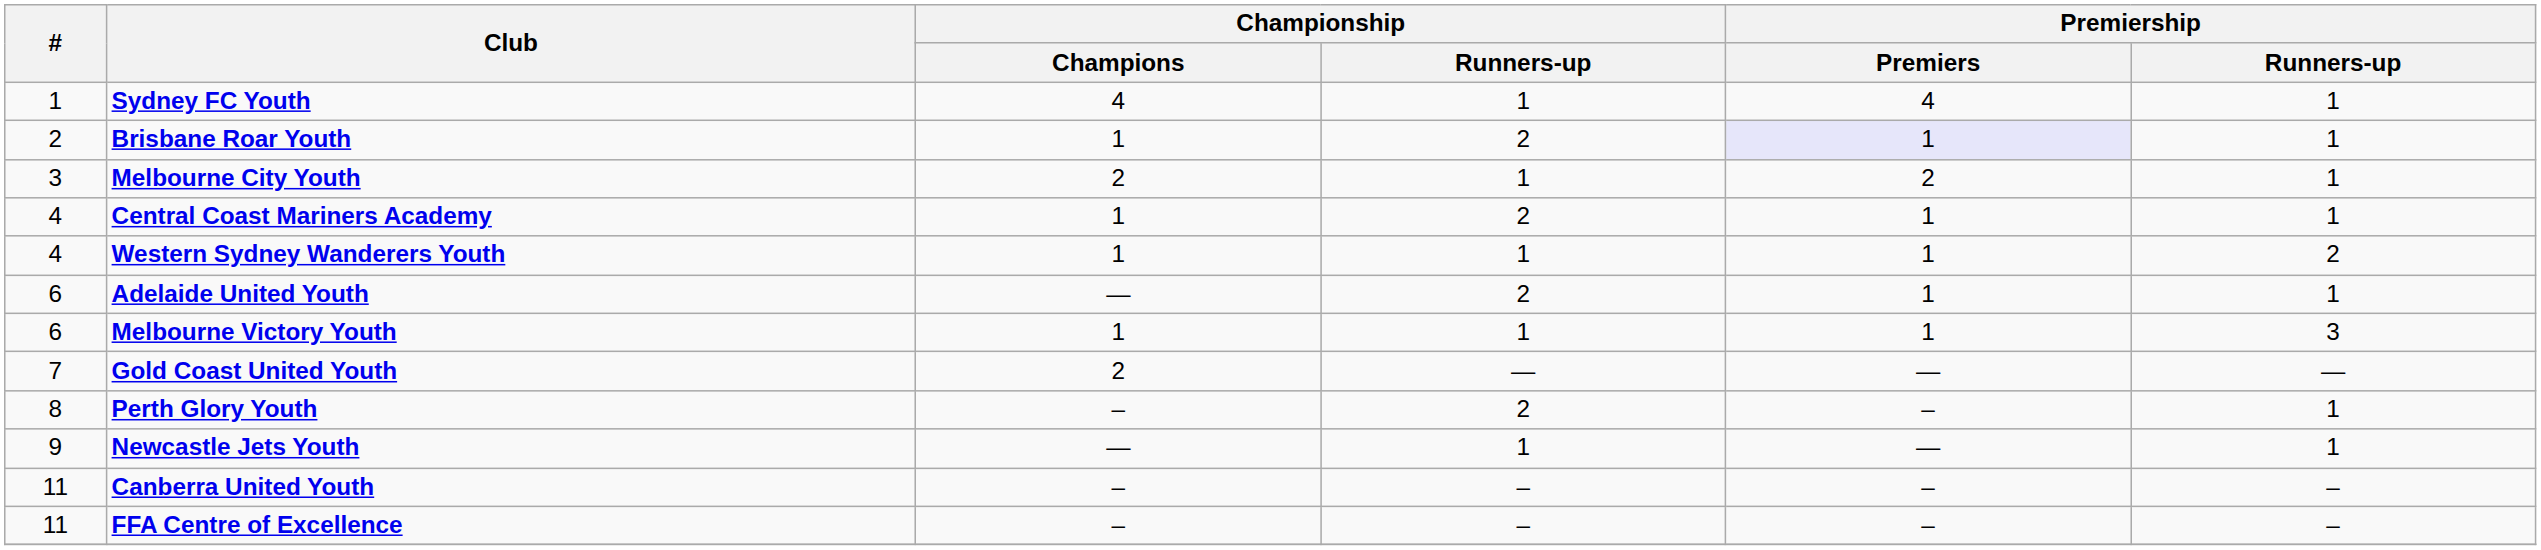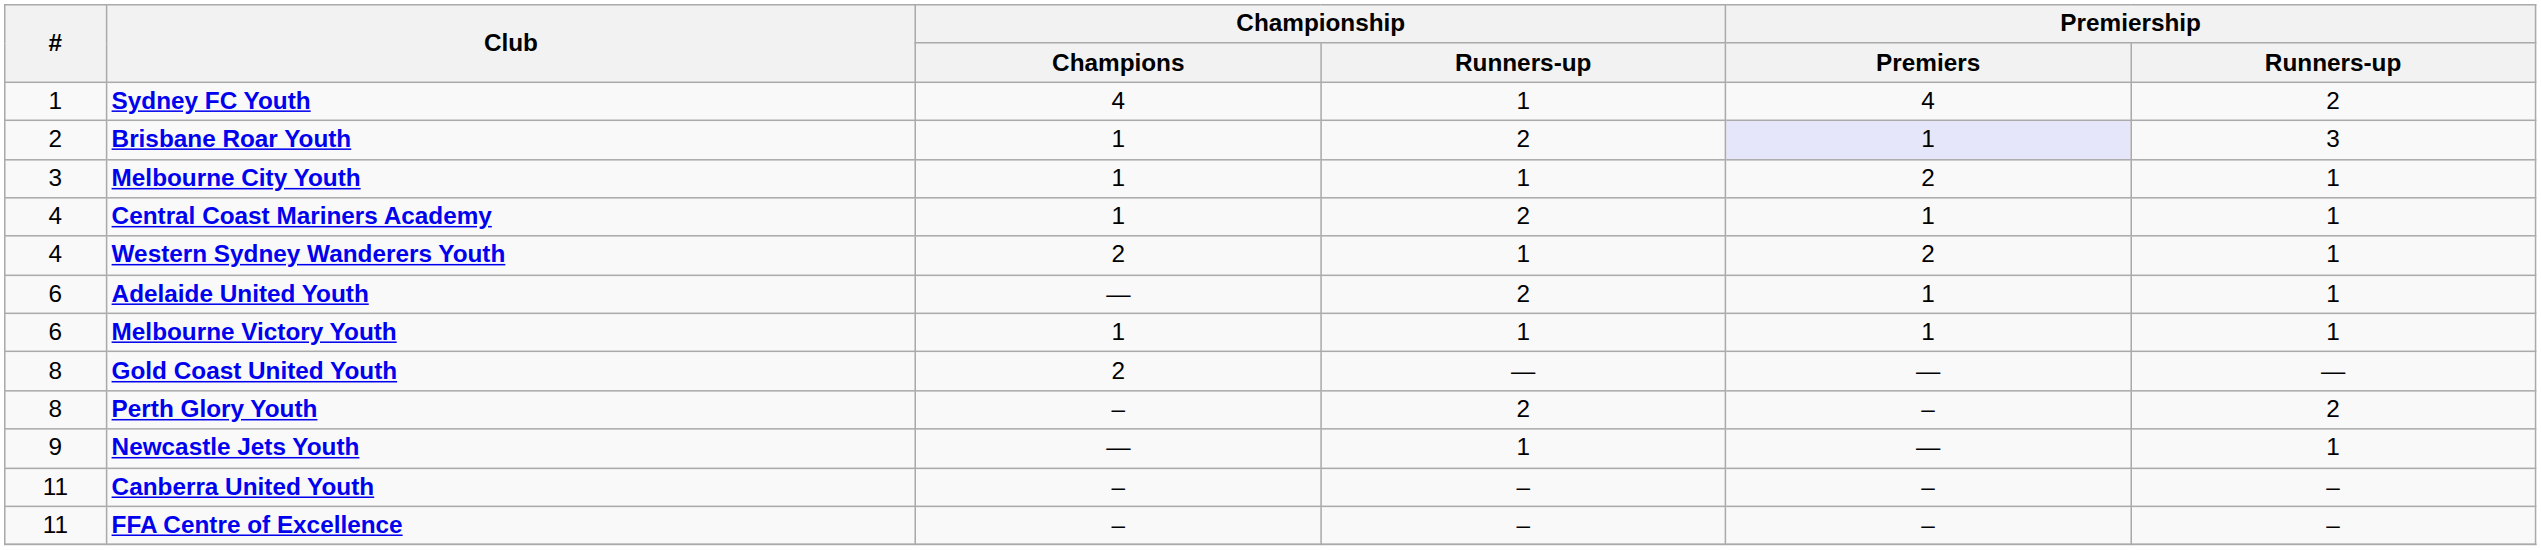(2333, 100) 1 -> (2333, 100) 2
(2333, 139) 1 -> (2333, 139) 3
(1118, 178) 2 -> (1118, 178) 1
(1118, 255) 1 -> (1118, 255) 2
(1928, 255) 1 -> (1928, 255) 2
(2333, 255) 2 -> (2333, 255) 1
(2333, 332) 3 -> (2333, 332) 1
(55, 370) 7 -> (55, 370) 8
(2333, 409) 1 -> (2333, 409) 2
